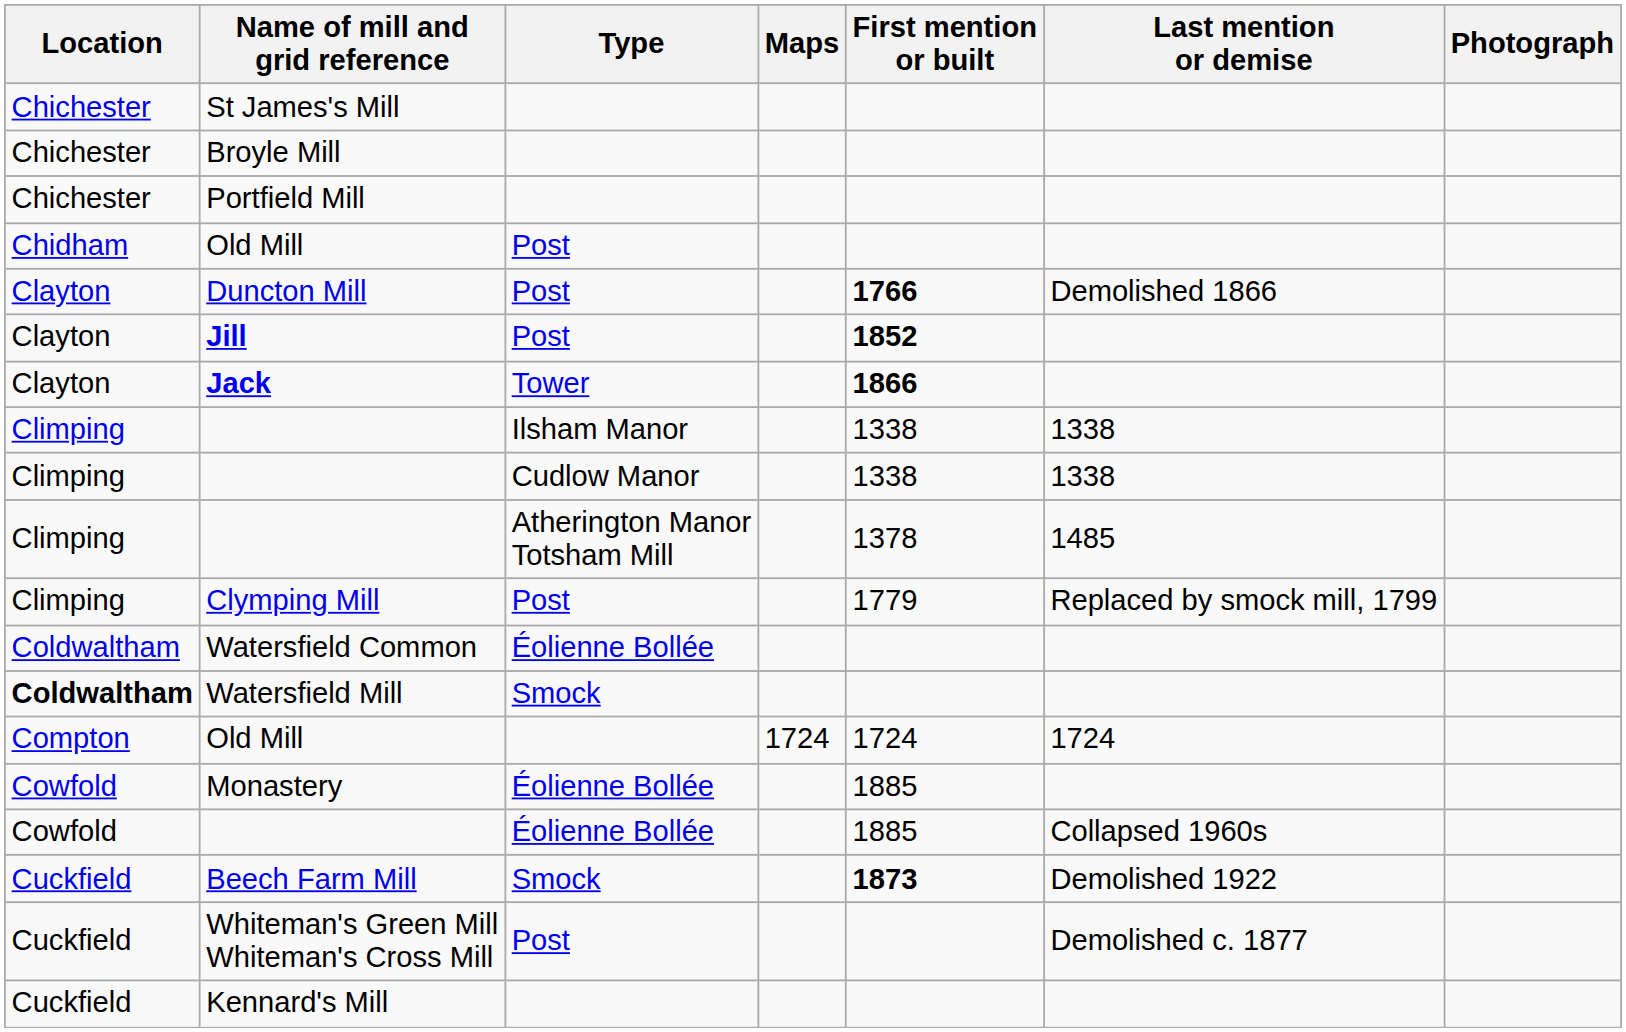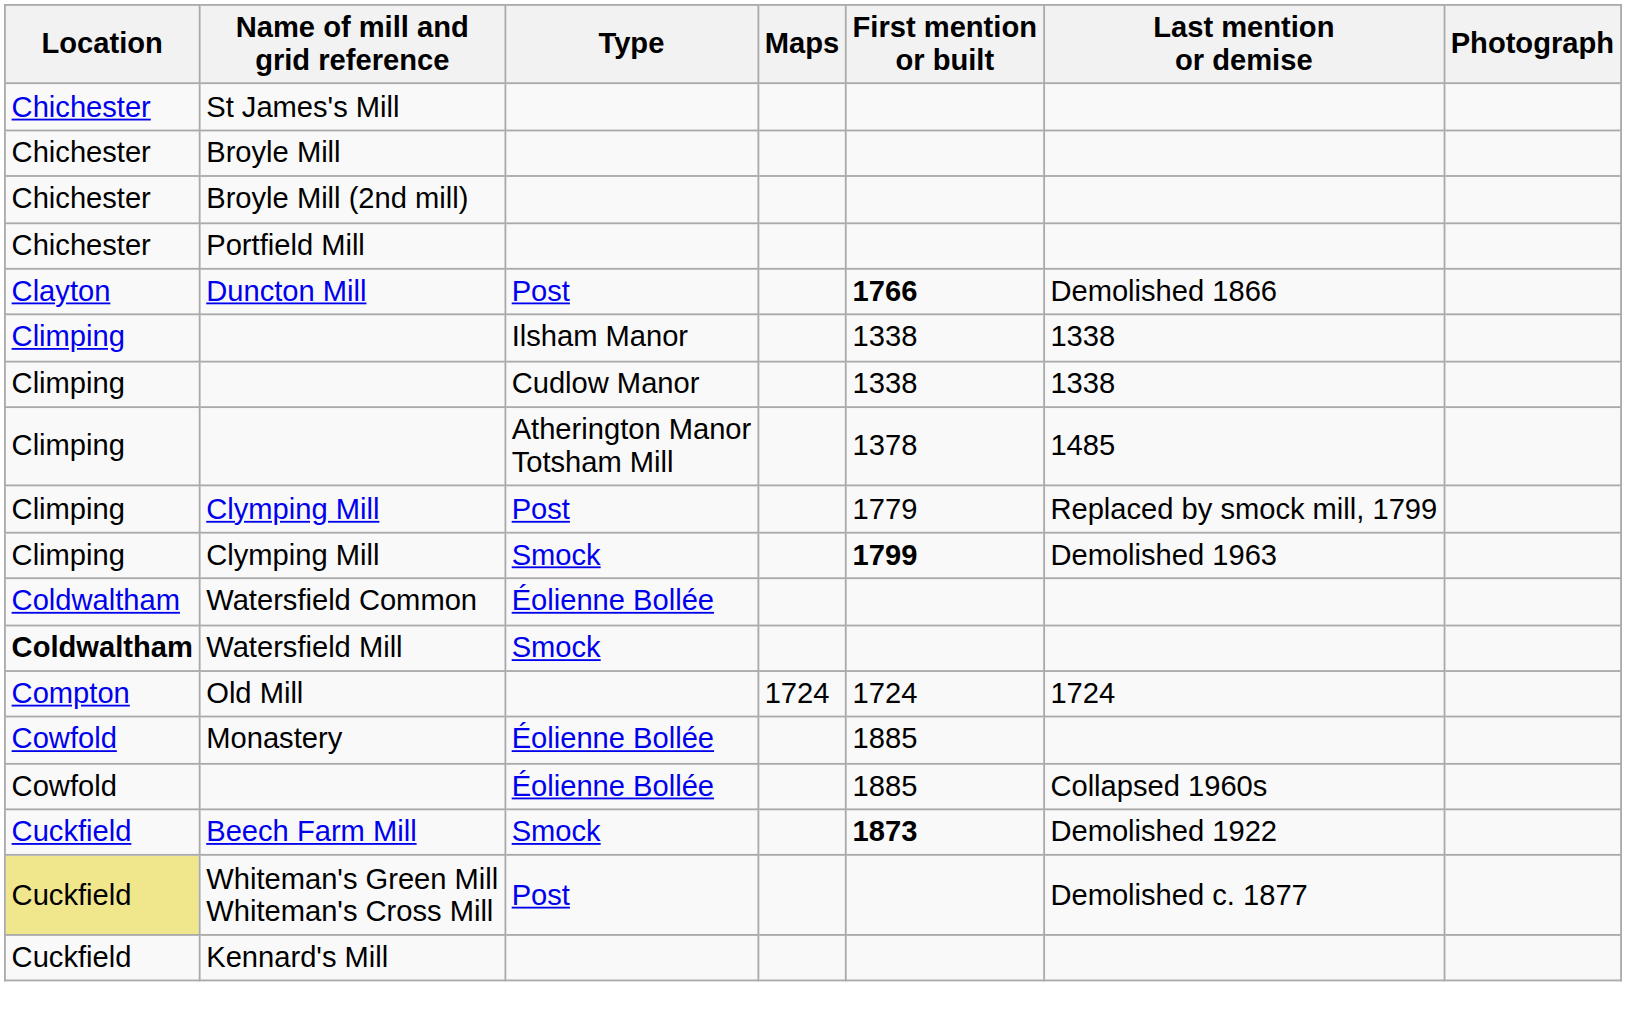+ row: (337, 198)
- row: (255, 245)
- row: (226, 337)
- row: (239, 383)
+ row: (293, 554)
(72, 940) no background -> (72, 894) khaki background
